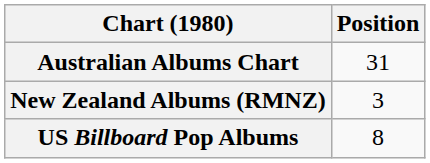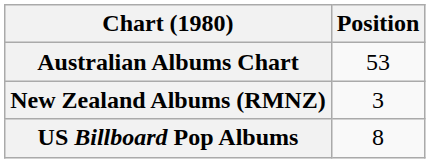(378, 61) 31 -> (378, 61) 53
